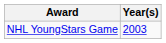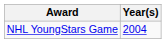(135, 30) 2003 -> (135, 30) 2004
